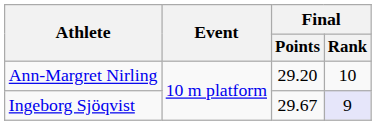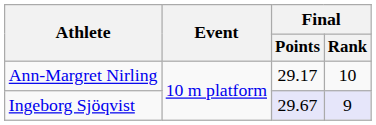(298, 76) 29.20 -> (298, 76) 29.17
(298, 105) no background -> (298, 105) lavender background
